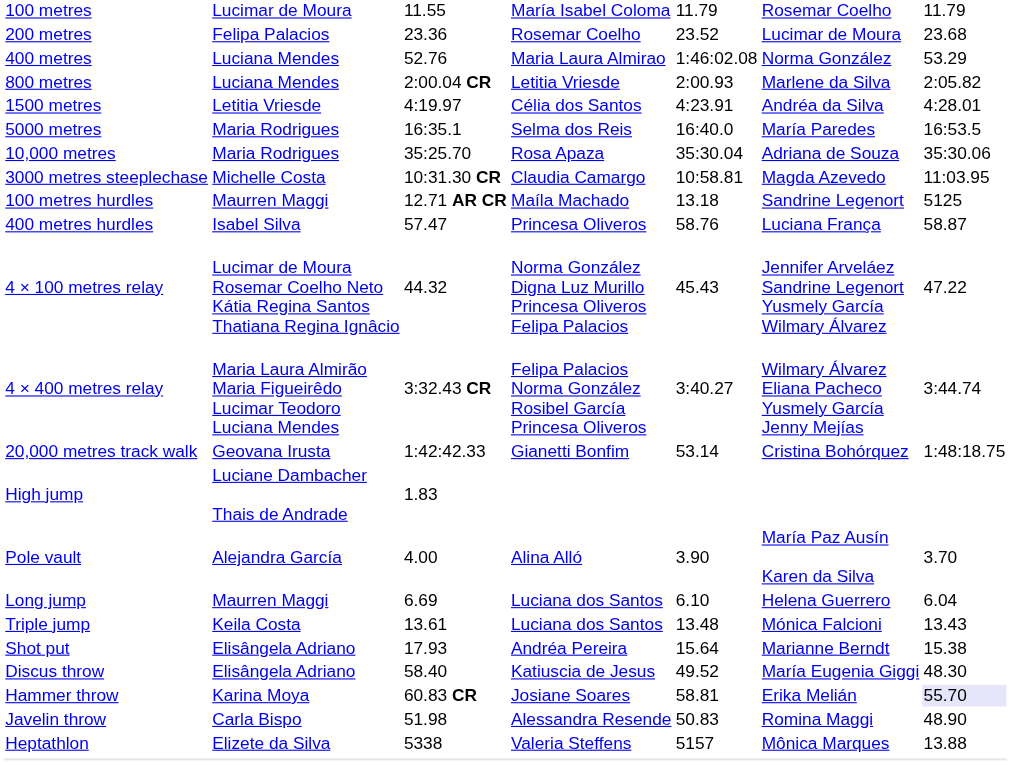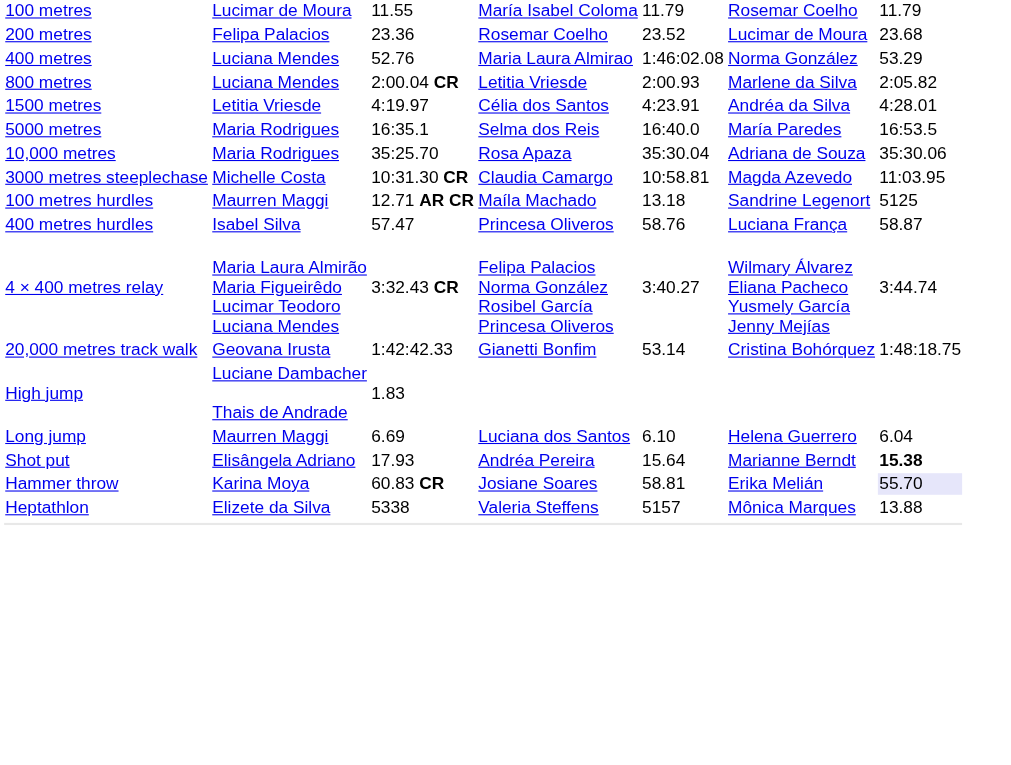- row: (84, 287)
- row: (43, 557)
- row: (48, 624)
(945, 648) normal -> (901, 460) bold
- row: (55, 671)
- row: (56, 719)
